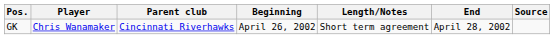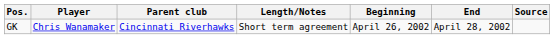columns swapped: (375, 12) <-> (277, 12)
